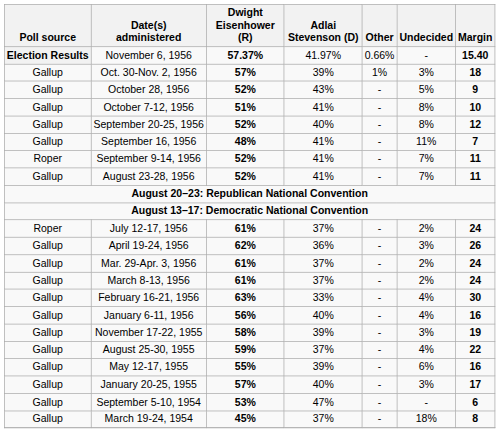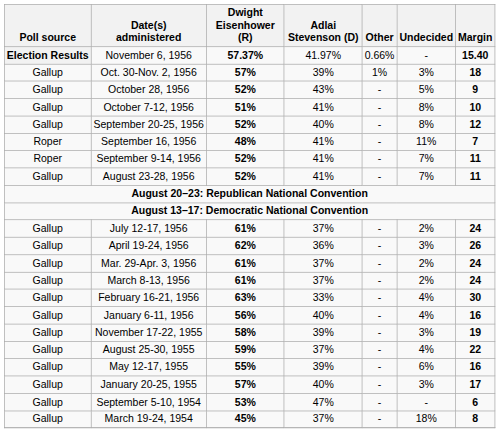(48, 142) Gallup -> (48, 142) Roper
(48, 229) Roper -> (48, 229) Gallup
